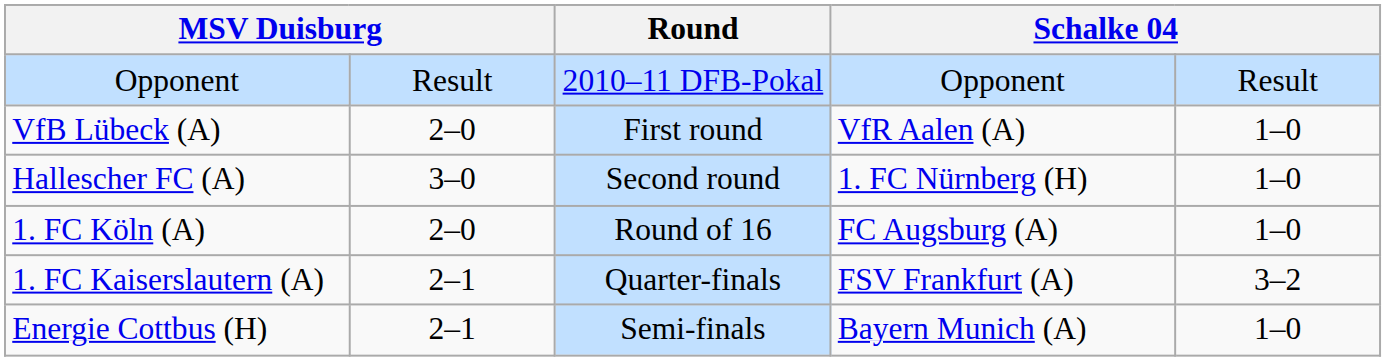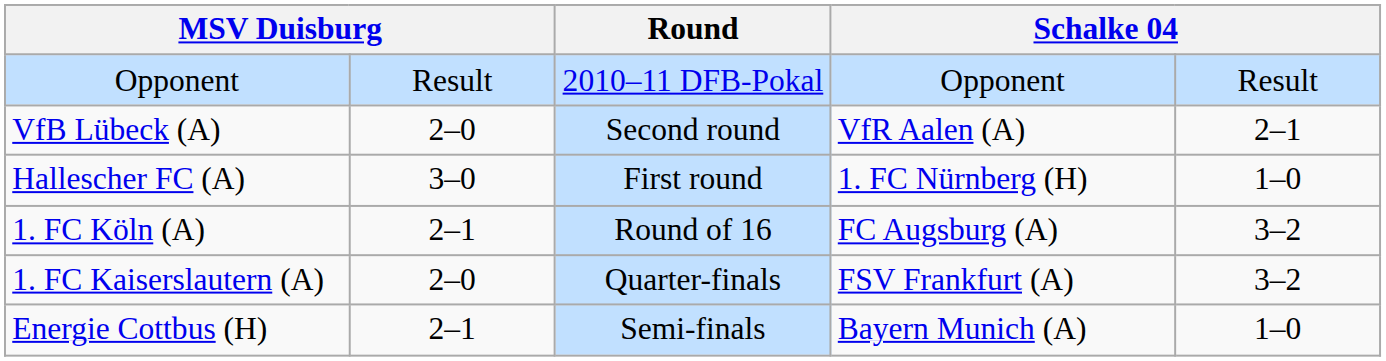(693, 129) First round -> (693, 129) Second round
(1278, 129) 1–0 -> (1278, 129) 2–1
(693, 179) Second round -> (693, 179) First round
(452, 229) 2–0 -> (452, 229) 2–1
(1278, 229) 1–0 -> (1278, 229) 3–2
(452, 279) 2–1 -> (452, 279) 2–0
